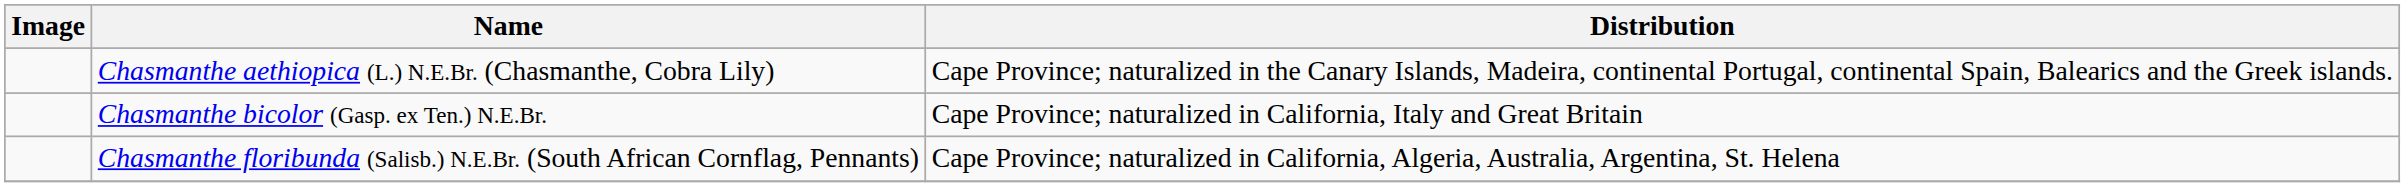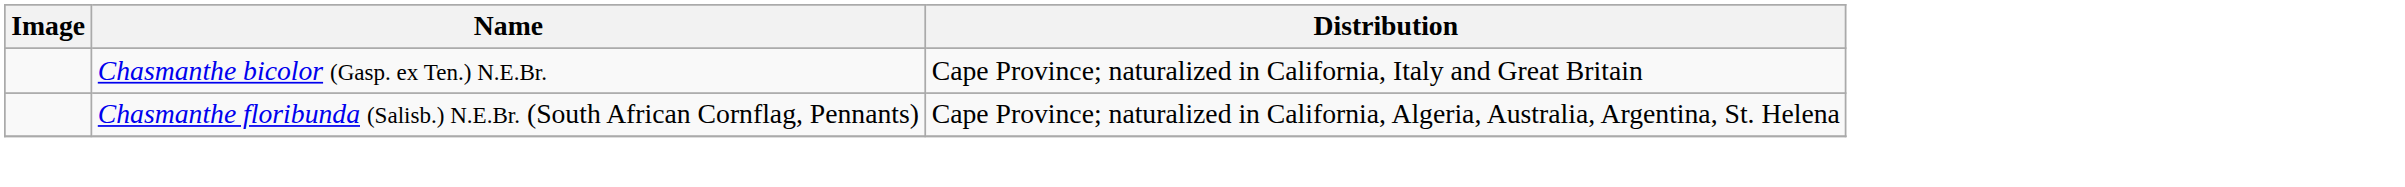- row: (436, 70)
